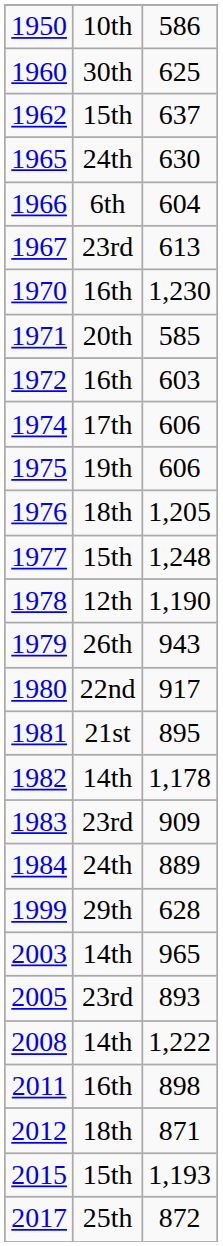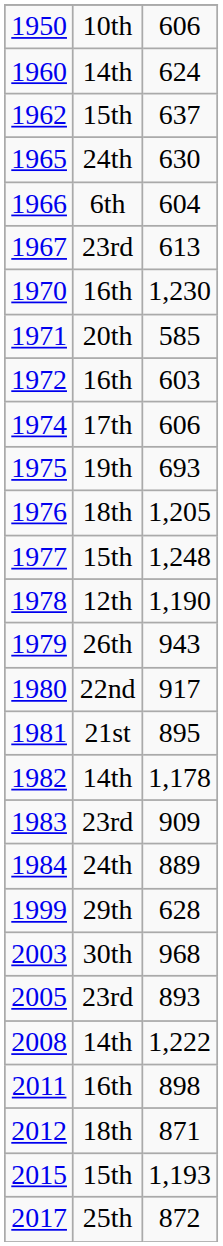(180, 26) 586 -> (180, 26) 606
(108, 70) 30th -> (108, 70) 14th
(180, 70) 625 -> (180, 70) 624
(180, 468) 606 -> (180, 468) 693
(108, 953) 14th -> (108, 953) 30th
(180, 953) 965 -> (180, 953) 968
